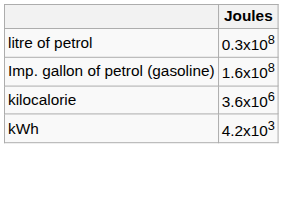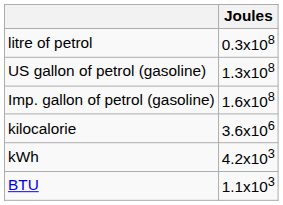+ row: (107, 71)
+ row: (23, 185)
